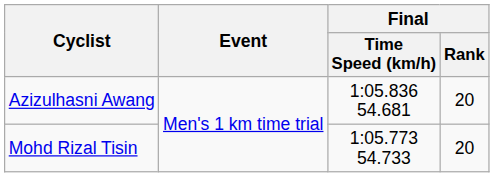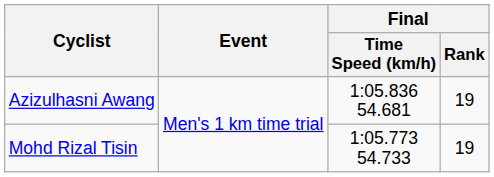(464, 101) 20 -> (464, 101) 19
(464, 148) 20 -> (464, 148) 19
